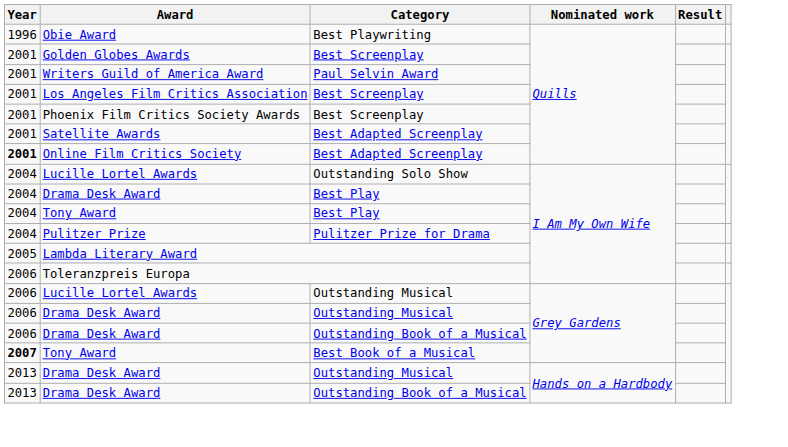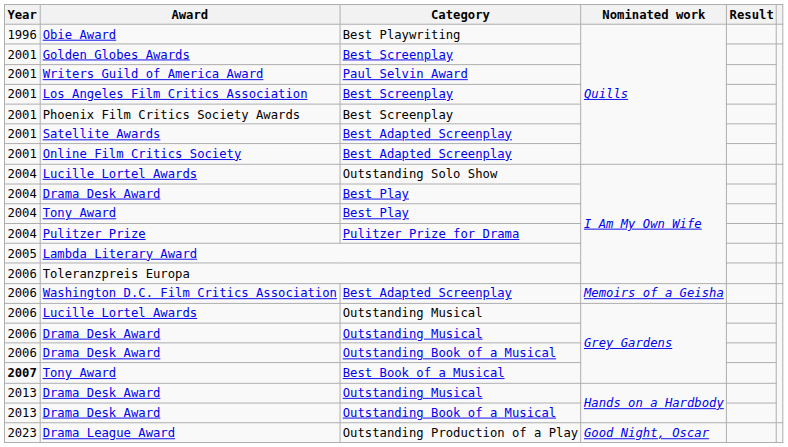(22, 154) bold -> (22, 154) normal
+ row: (190, 293)
+ row: (109, 433)
